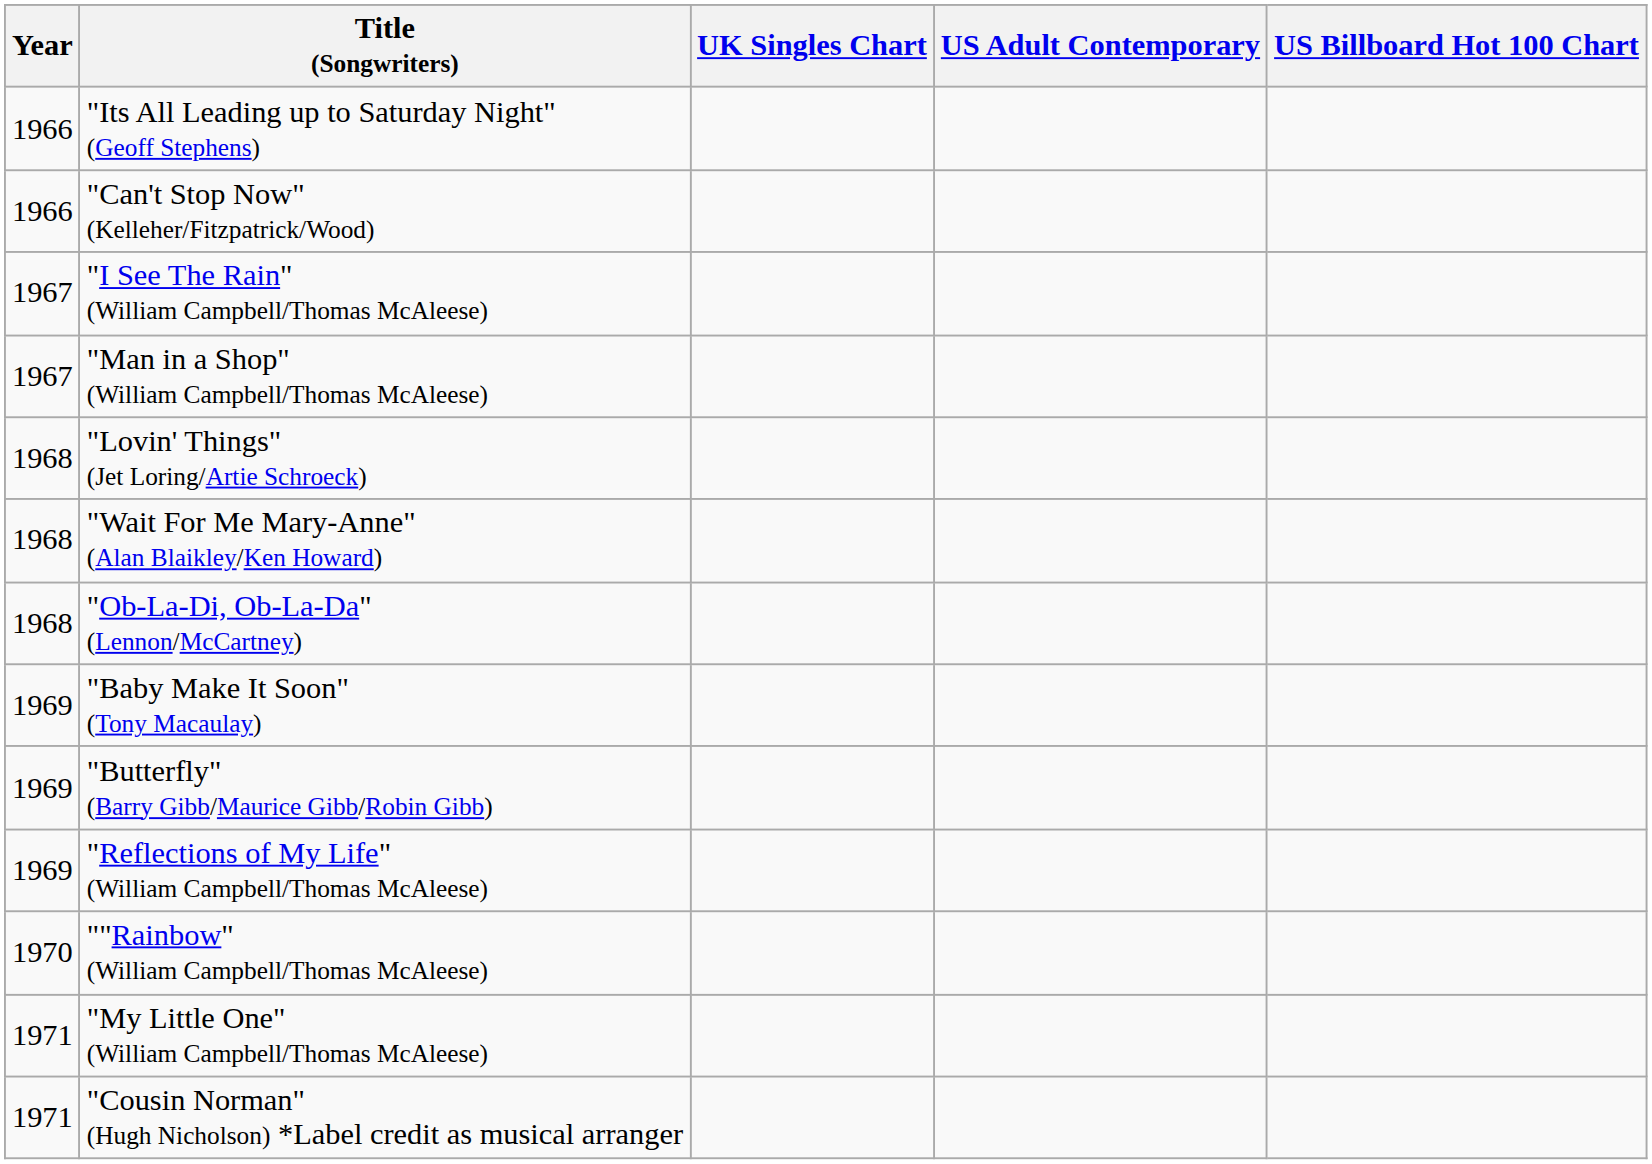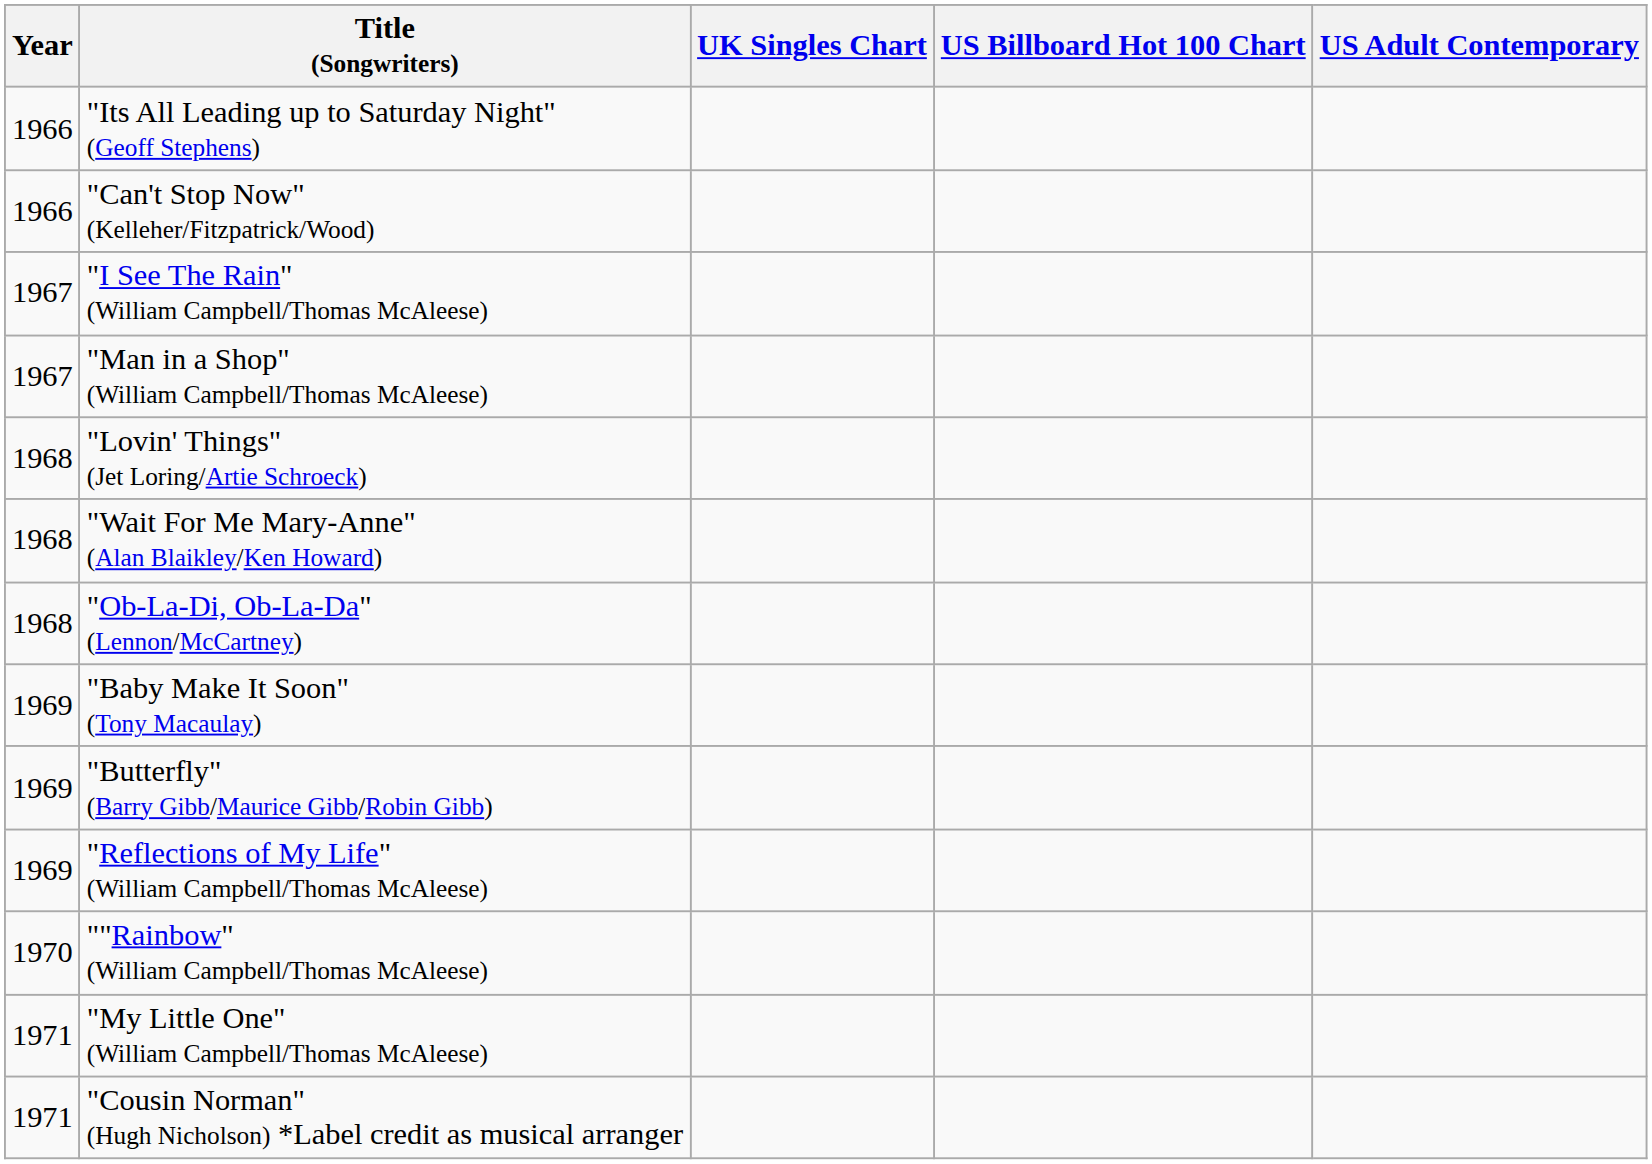columns swapped: (1457, 45) <-> (1100, 45)
